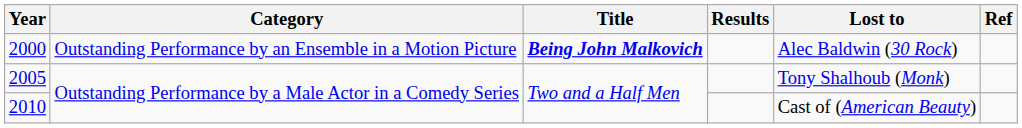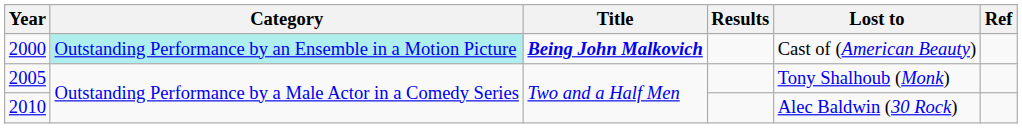(285, 48) no background -> (285, 48) paleturquoise background
(868, 48) Alec Baldwin (30 Rock) -> (877, 48) Cast of (American Beauty)
(877, 107) Cast of (American Beauty) -> (868, 107) Alec Baldwin (30 Rock)
